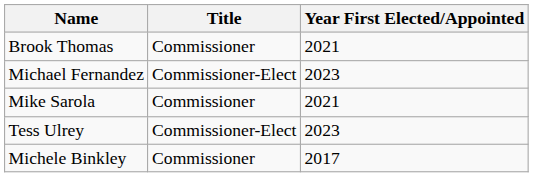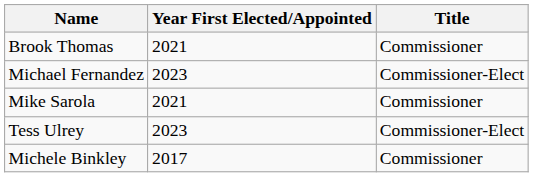columns swapped: (224, 18) <-> (414, 18)
